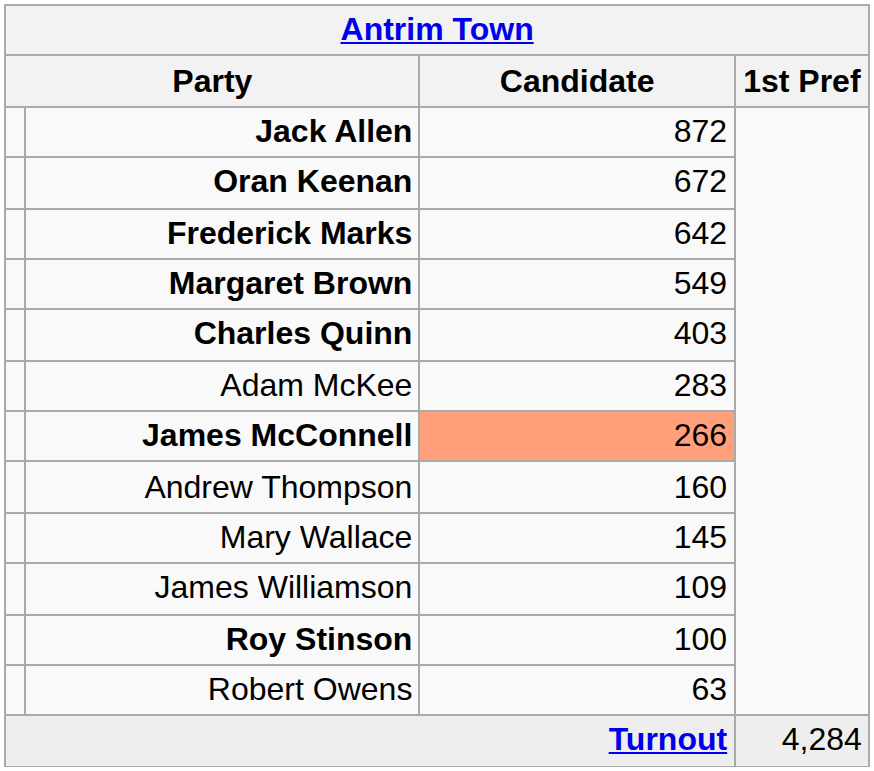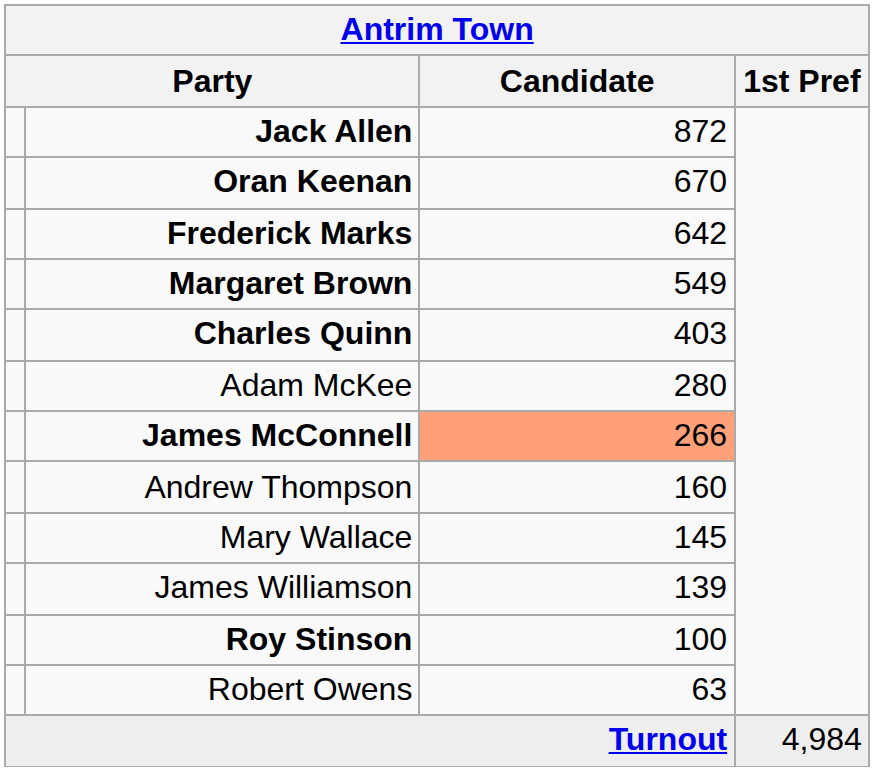(700, 182) 672 -> (700, 182) 670
(700, 385) 283 -> (700, 385) 280
(700, 588) 109 -> (700, 588) 139
(822, 740) 4,284 -> (822, 740) 4,984
